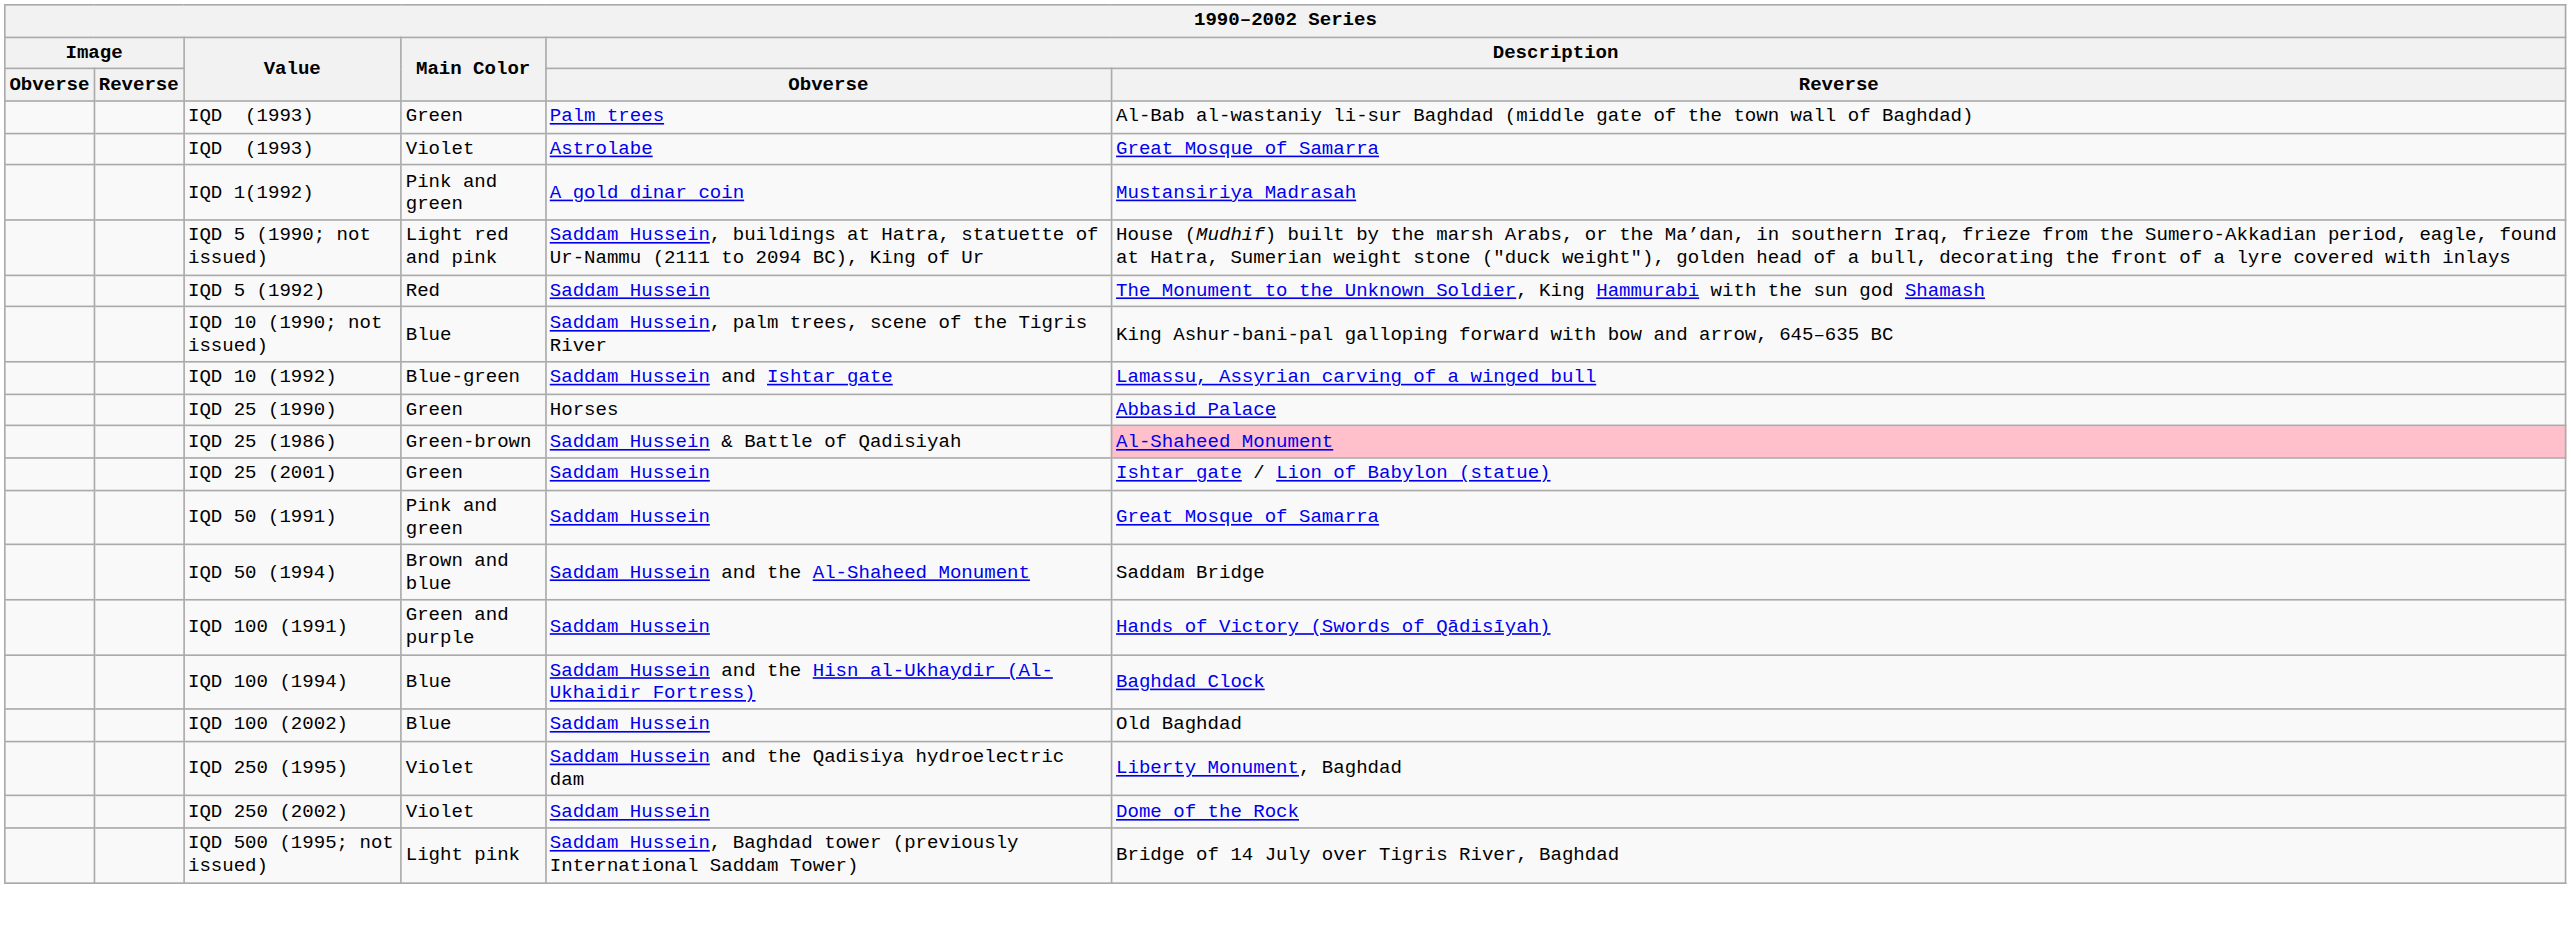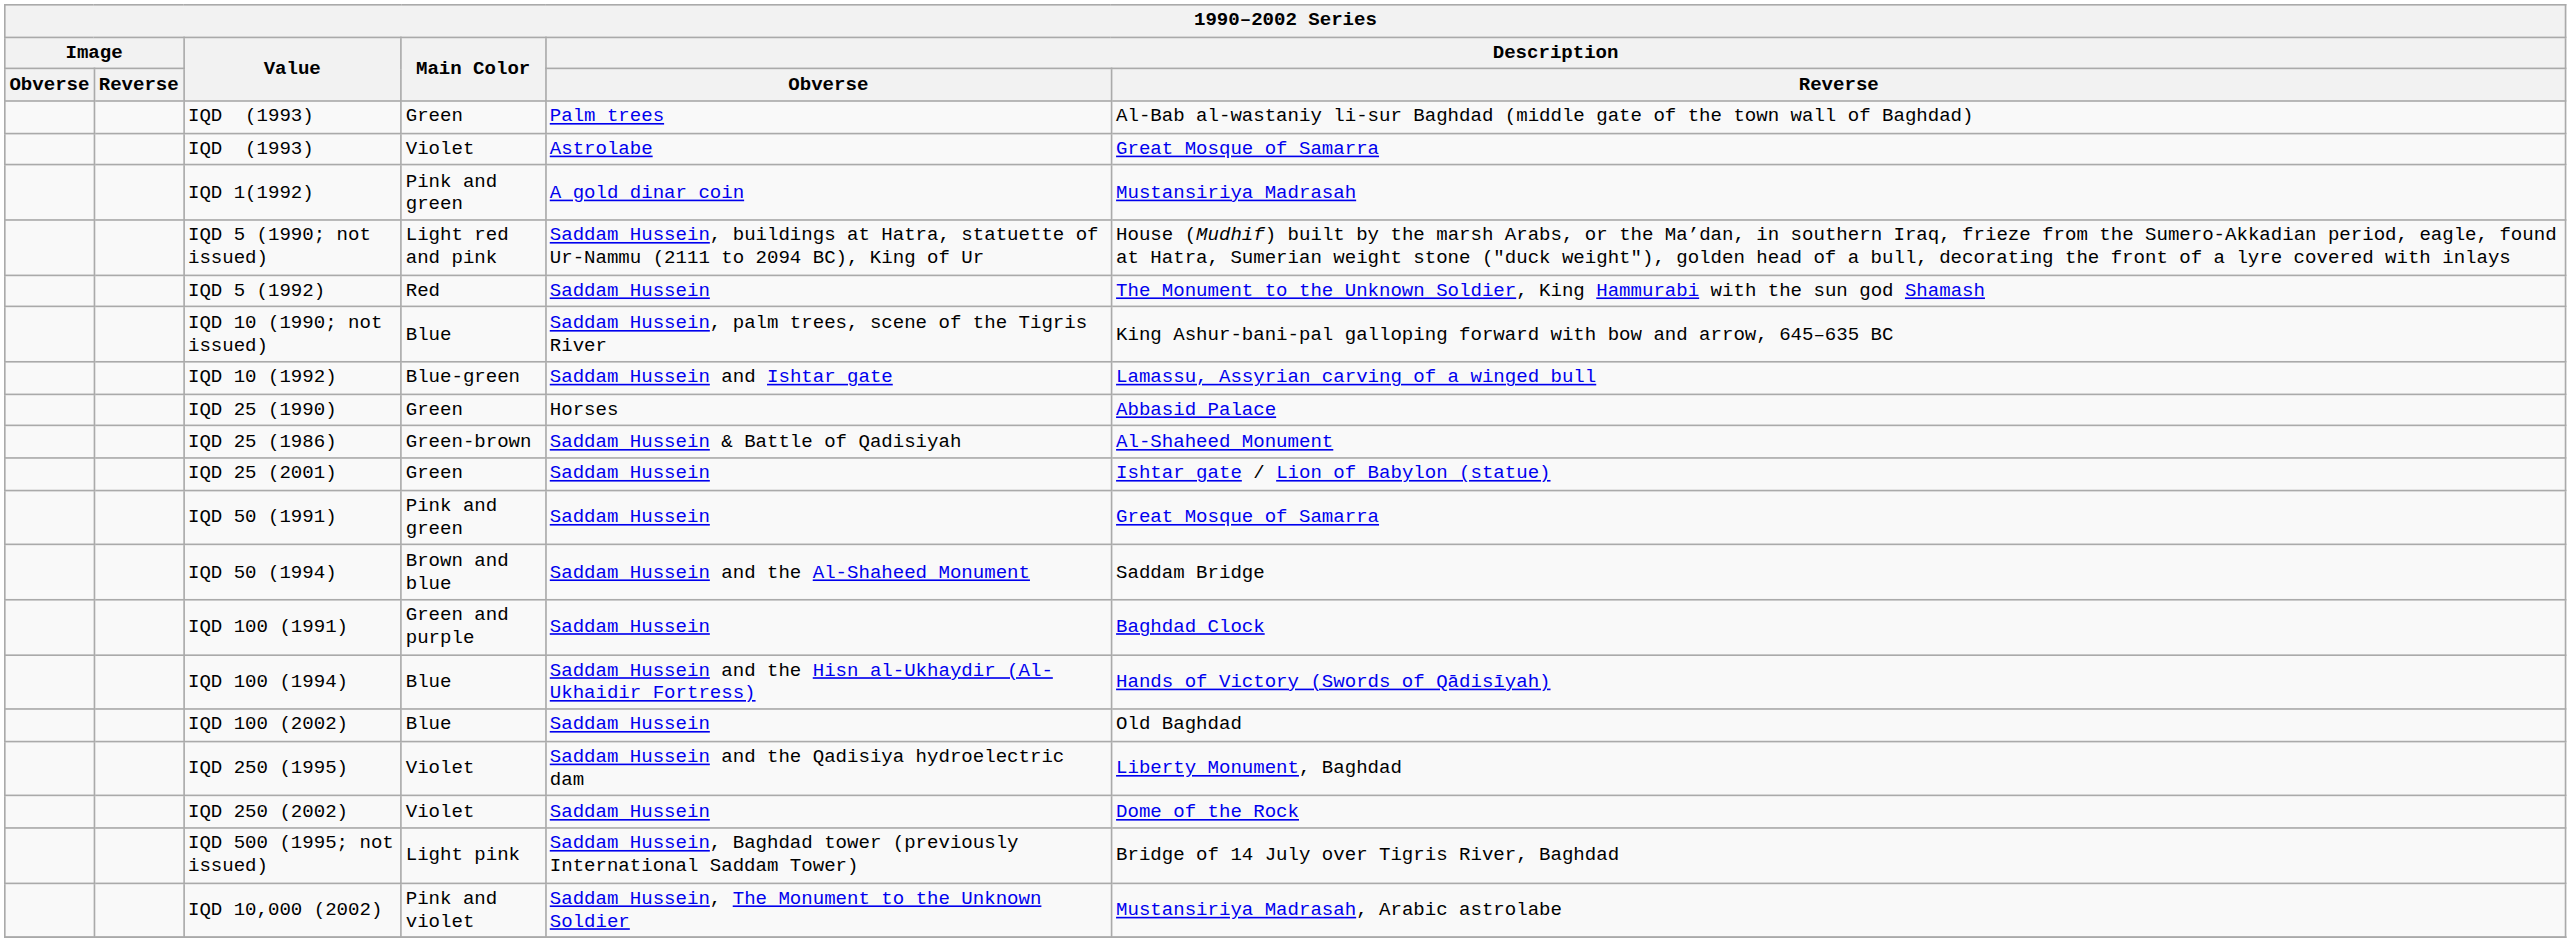(1225, 441) pink background -> (1225, 441) no background
(1333, 627) Hands of Victory (Swords of Qādisīyah) -> (1190, 627) Baghdad Clock
(1190, 681) Baghdad Clock -> (1333, 681) Hands of Victory (Swords of Qādisīyah)
+ row: (285, 910)
